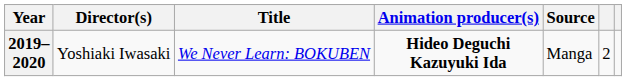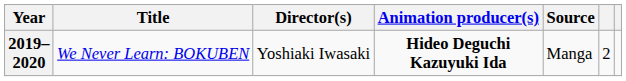columns swapped: (274, 17) <-> (114, 17)
